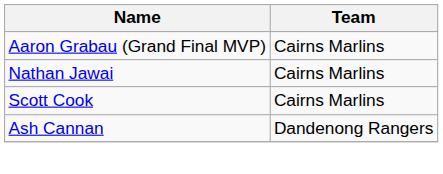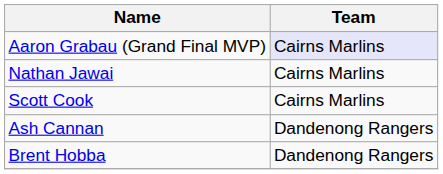(329, 45) no background -> (329, 45) lavender background
+ row: (57, 155)
